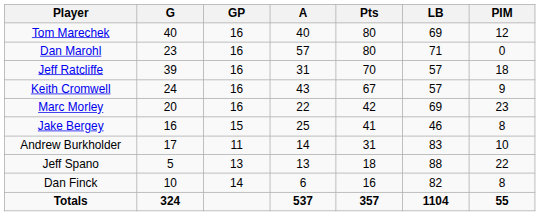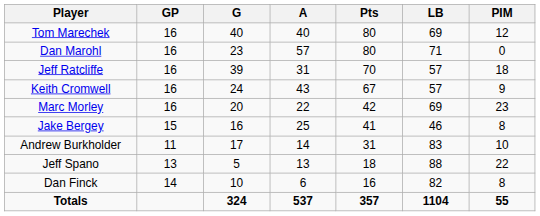columns swapped: (237, 13) <-> (170, 13)
